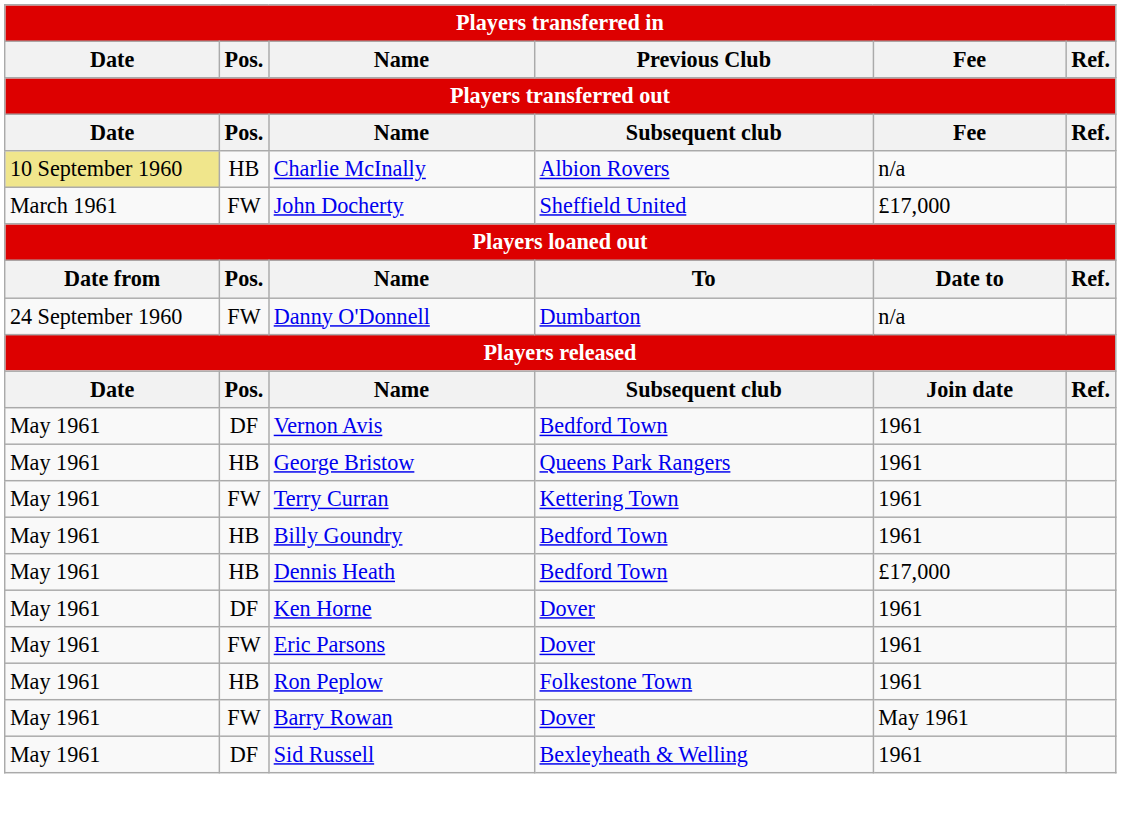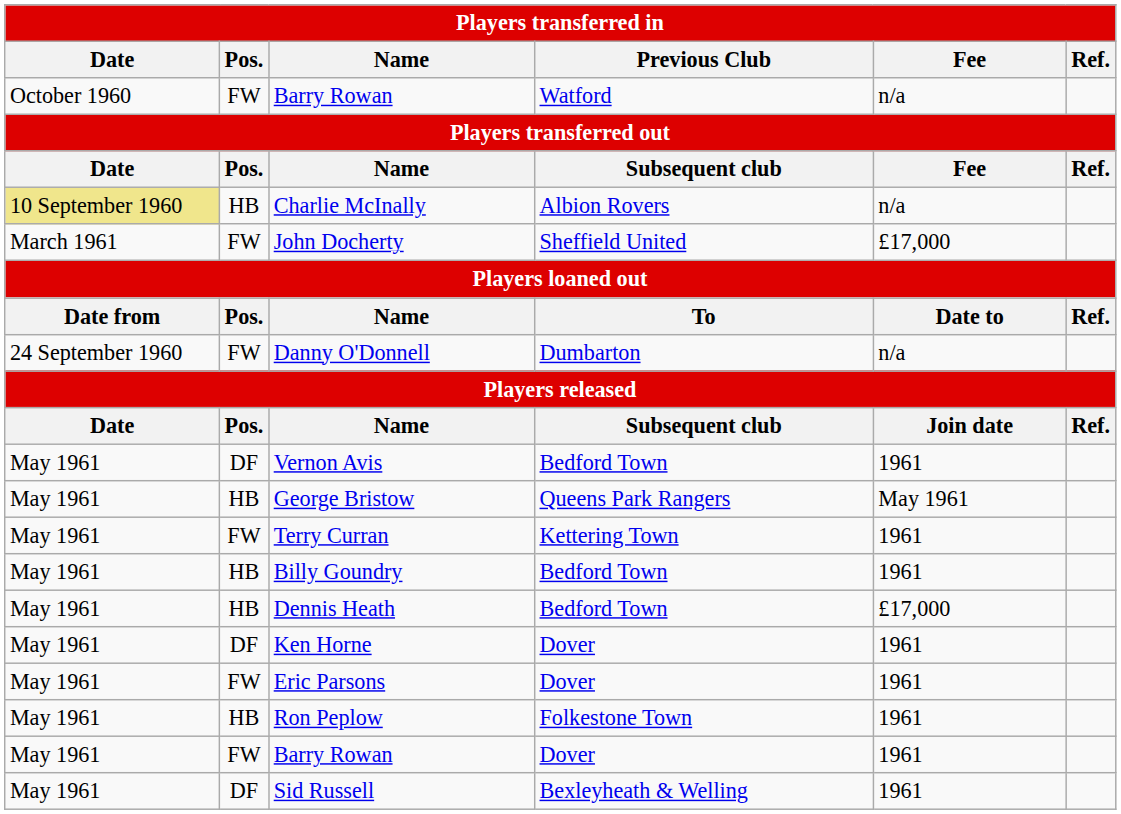+ row: (333, 96)
(901, 462) 1961 -> (924, 498) May 1961
(924, 718) May 1961 -> (901, 754) 1961
